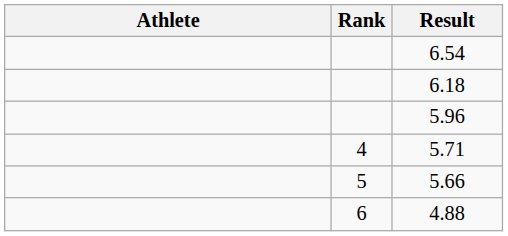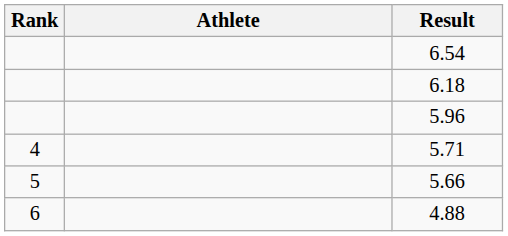columns swapped: (362, 20) <-> (168, 20)
